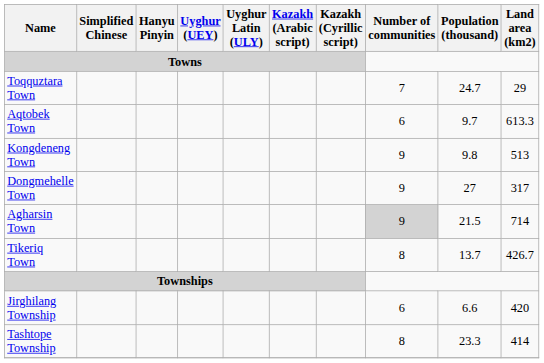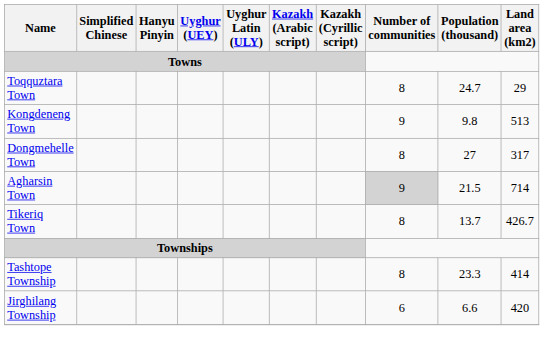(402, 87) 7 -> (402, 87) 8
- row: (28, 121)
(402, 188) 9 -> (402, 154) 8
rows swapped: (32, 307) <-> (31, 341)
